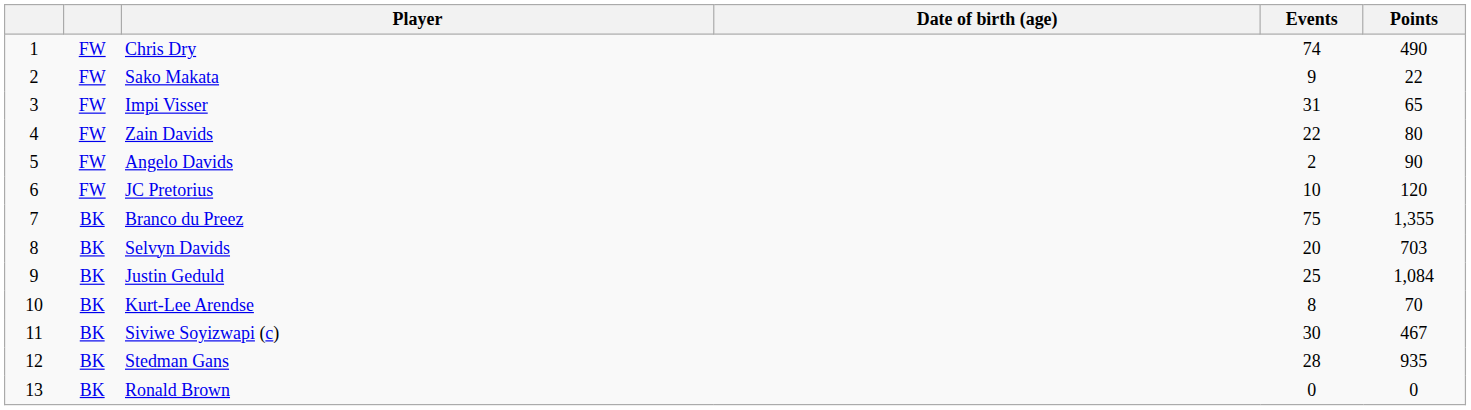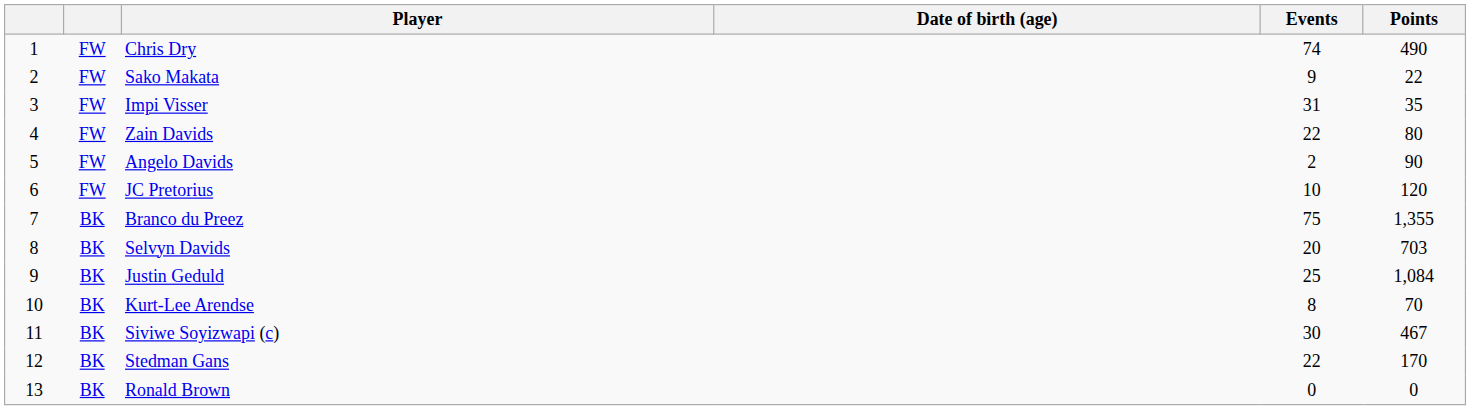(1414, 105) 65 -> (1414, 105) 35
(1312, 361) 28 -> (1312, 361) 22
(1414, 361) 935 -> (1414, 361) 170
